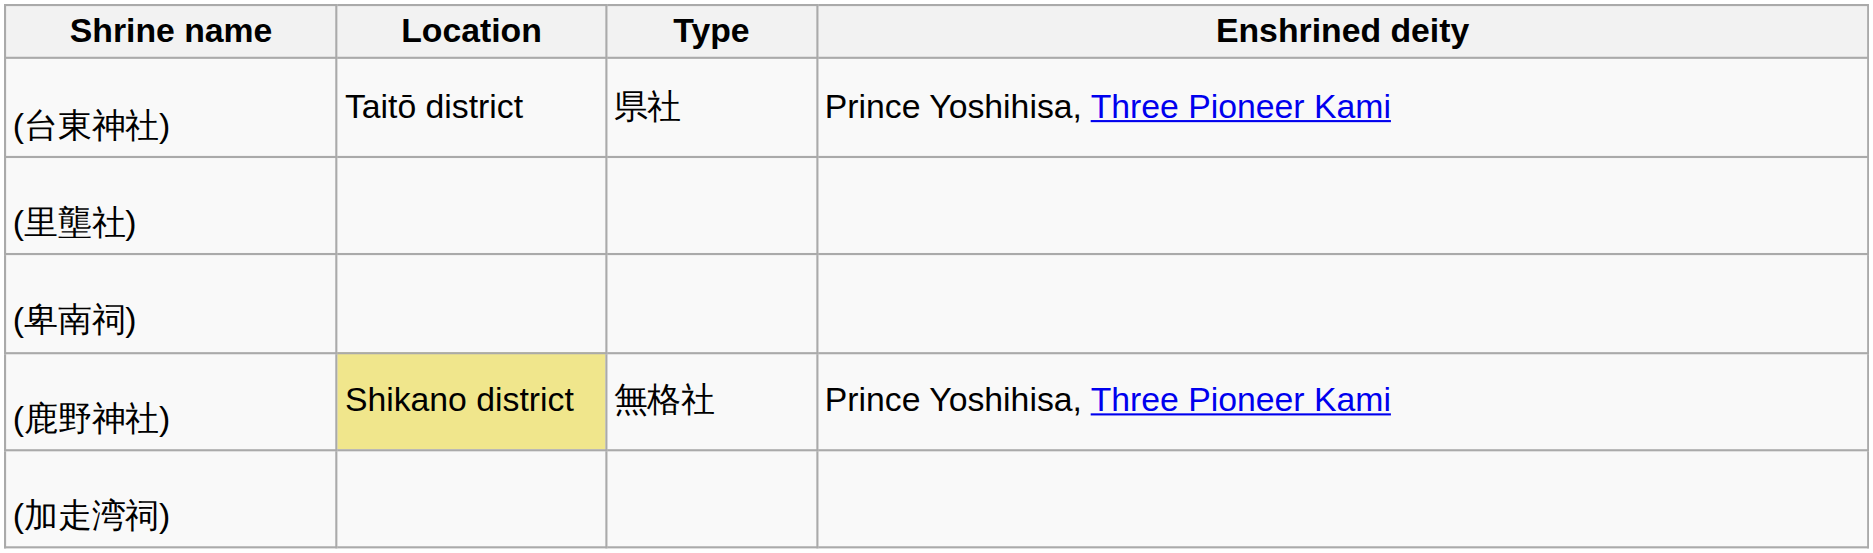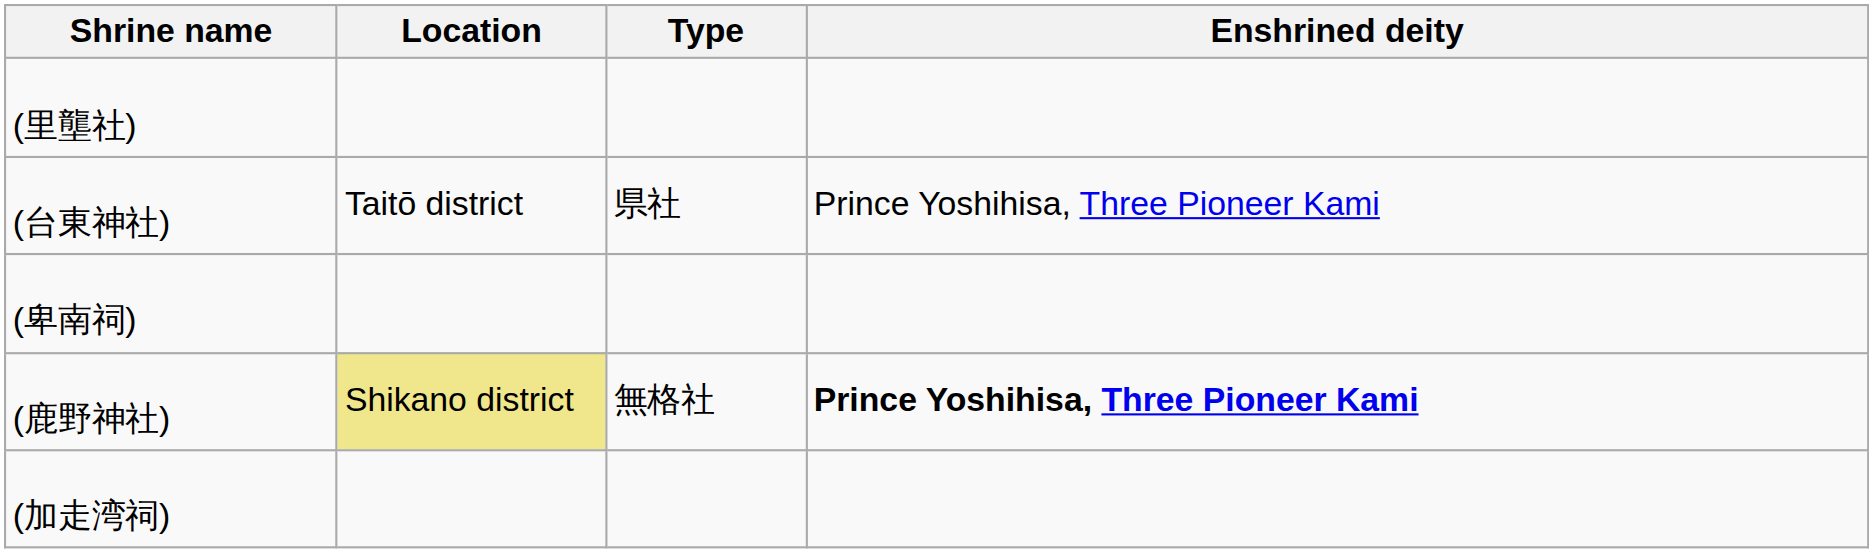rows swapped: (92, 124) <-> (75, 222)
(1108, 400) normal -> (1116, 400) bold
